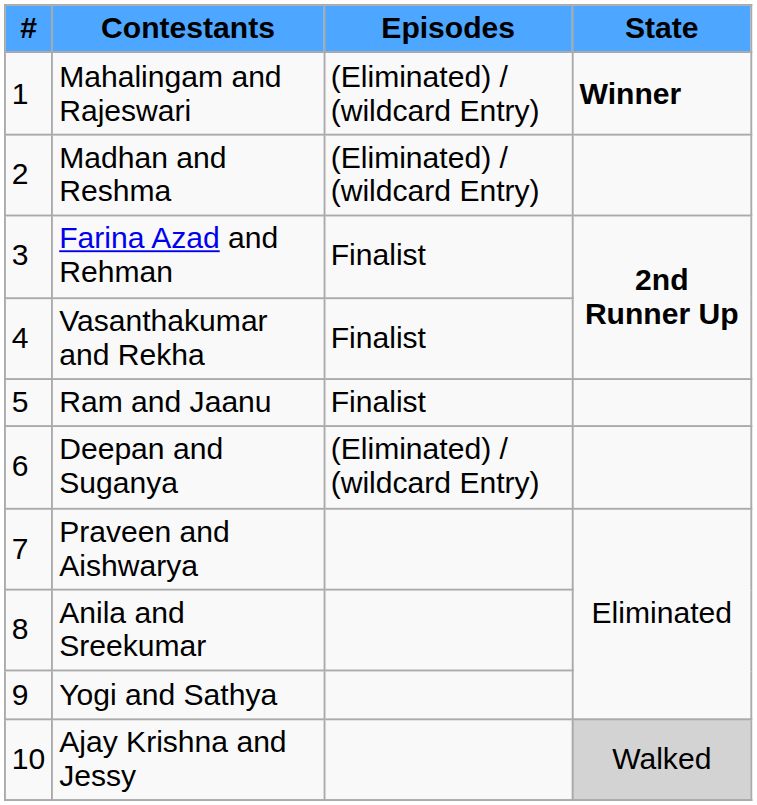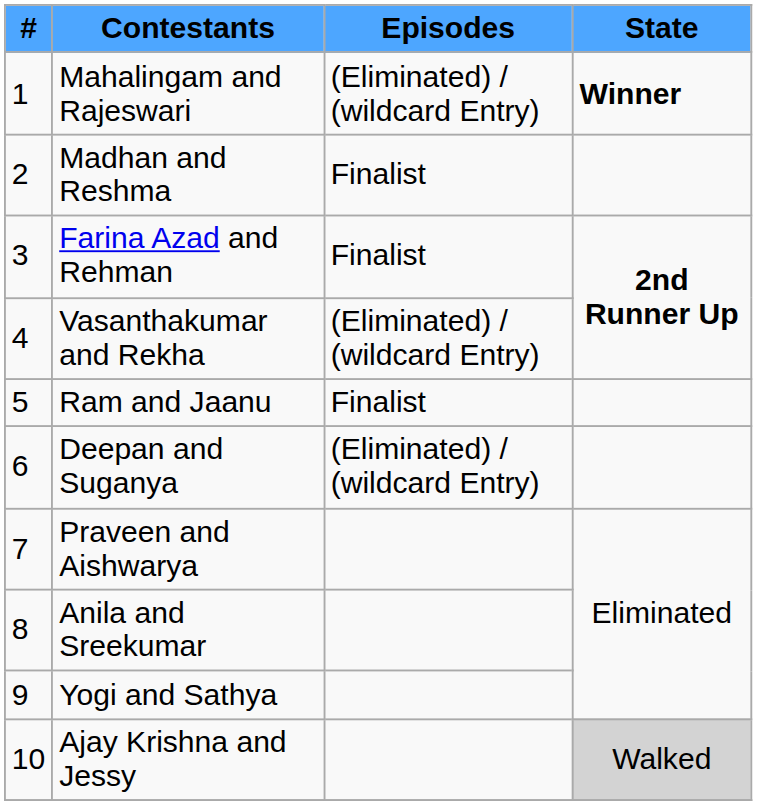(435, 174) (Eliminated) / (wildcard Entry) -> (378, 174) Finalist
(378, 337) Finalist -> (435, 337) (Eliminated) / (wildcard Entry)
